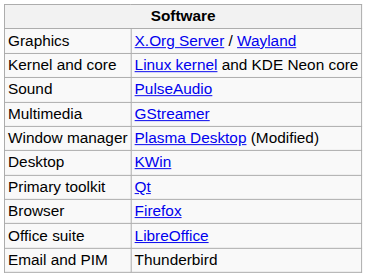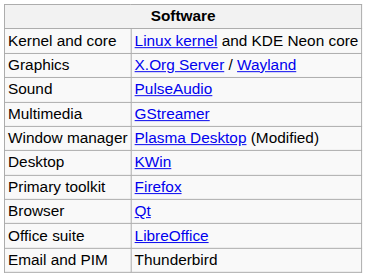rows swapped: (62, 65) <-> (39, 41)
(143, 187) Qt -> (158, 187) Firefox
(158, 211) Firefox -> (143, 211) Qt
